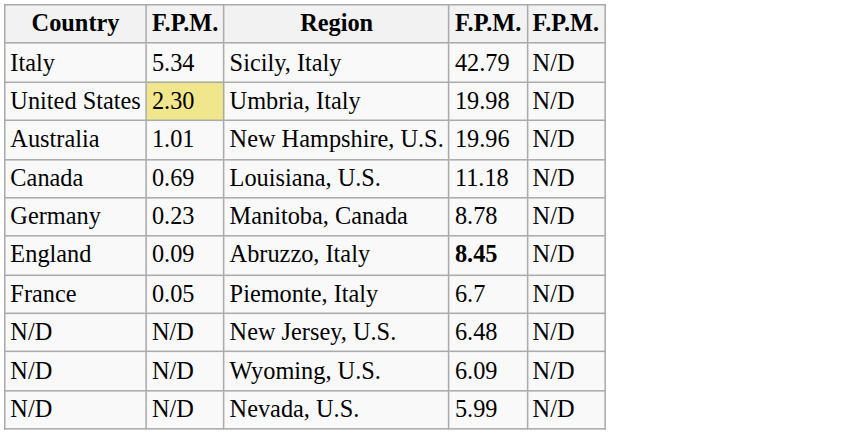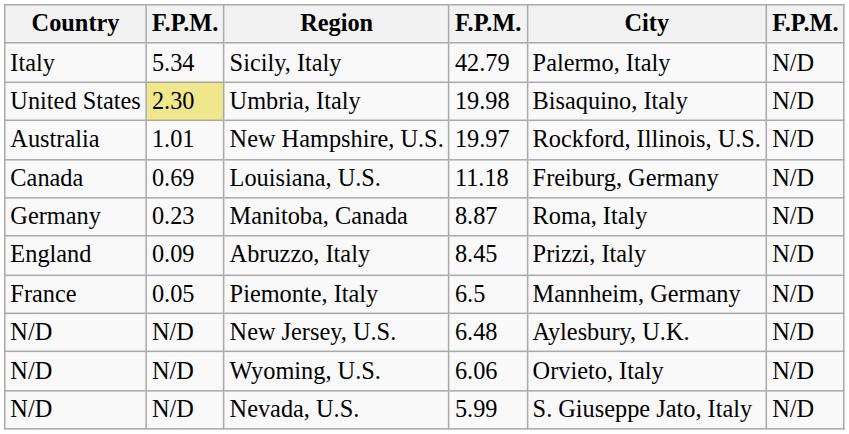+ column: (647, 23)
(482, 139) 19.96 -> (482, 139) 19.97
(476, 216) 8.78 -> (476, 216) 8.87
(476, 255) bold -> (476, 255) normal
(470, 293) 6.7 -> (470, 293) 6.5
(476, 370) 6.09 -> (476, 370) 6.06
